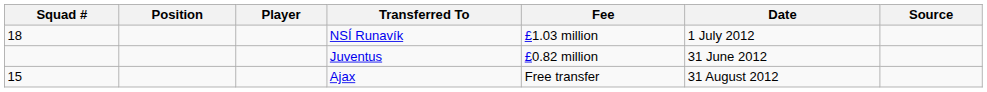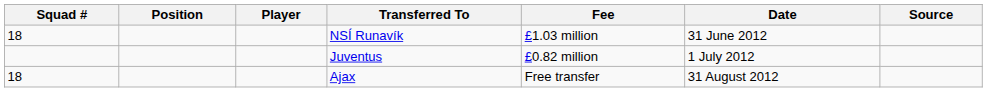(721, 36) 1 July 2012 -> (727, 36) 31 June 2012
(727, 56) 31 June 2012 -> (721, 56) 1 July 2012
(15, 77) 15 -> (15, 77) 18
